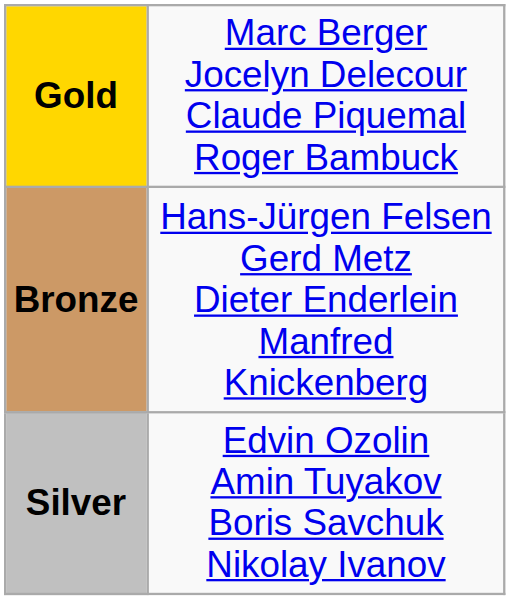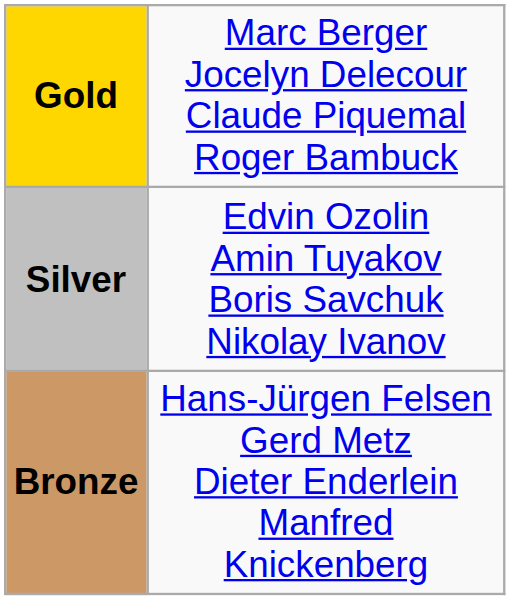rows swapped: (76, 502) <-> (76, 299)
